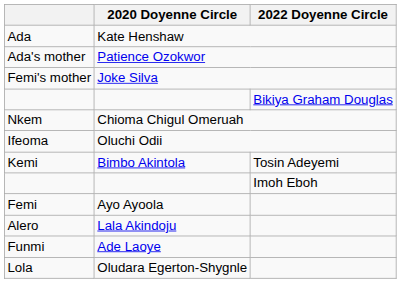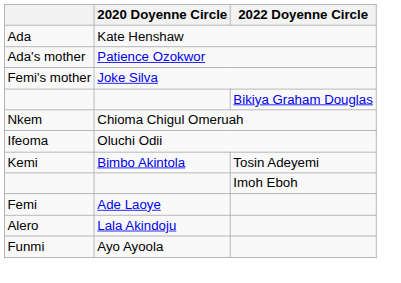(130, 204) Ayo Ayoola -> (129, 204) Ade Laoye
(129, 246) Ade Laoye -> (130, 246) Ayo Ayoola
- row: (20, 267)
